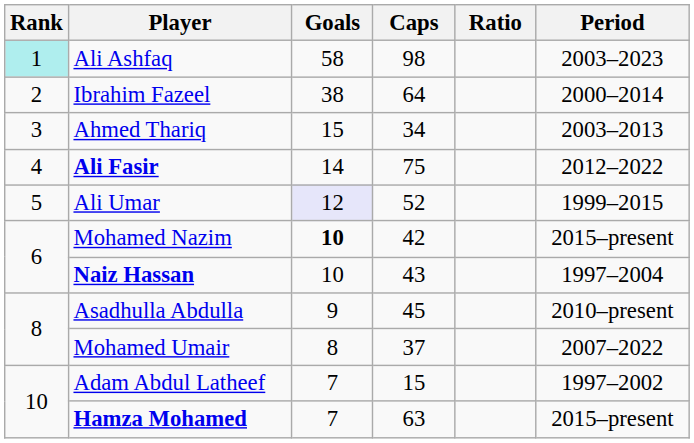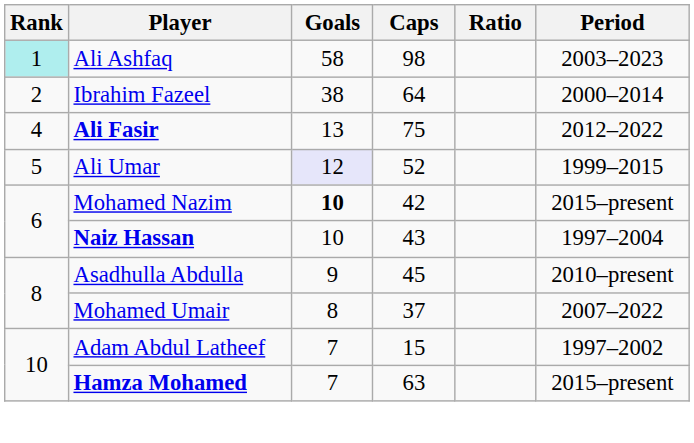- row: (140, 130)
(332, 166) 14 -> (332, 130) 13
